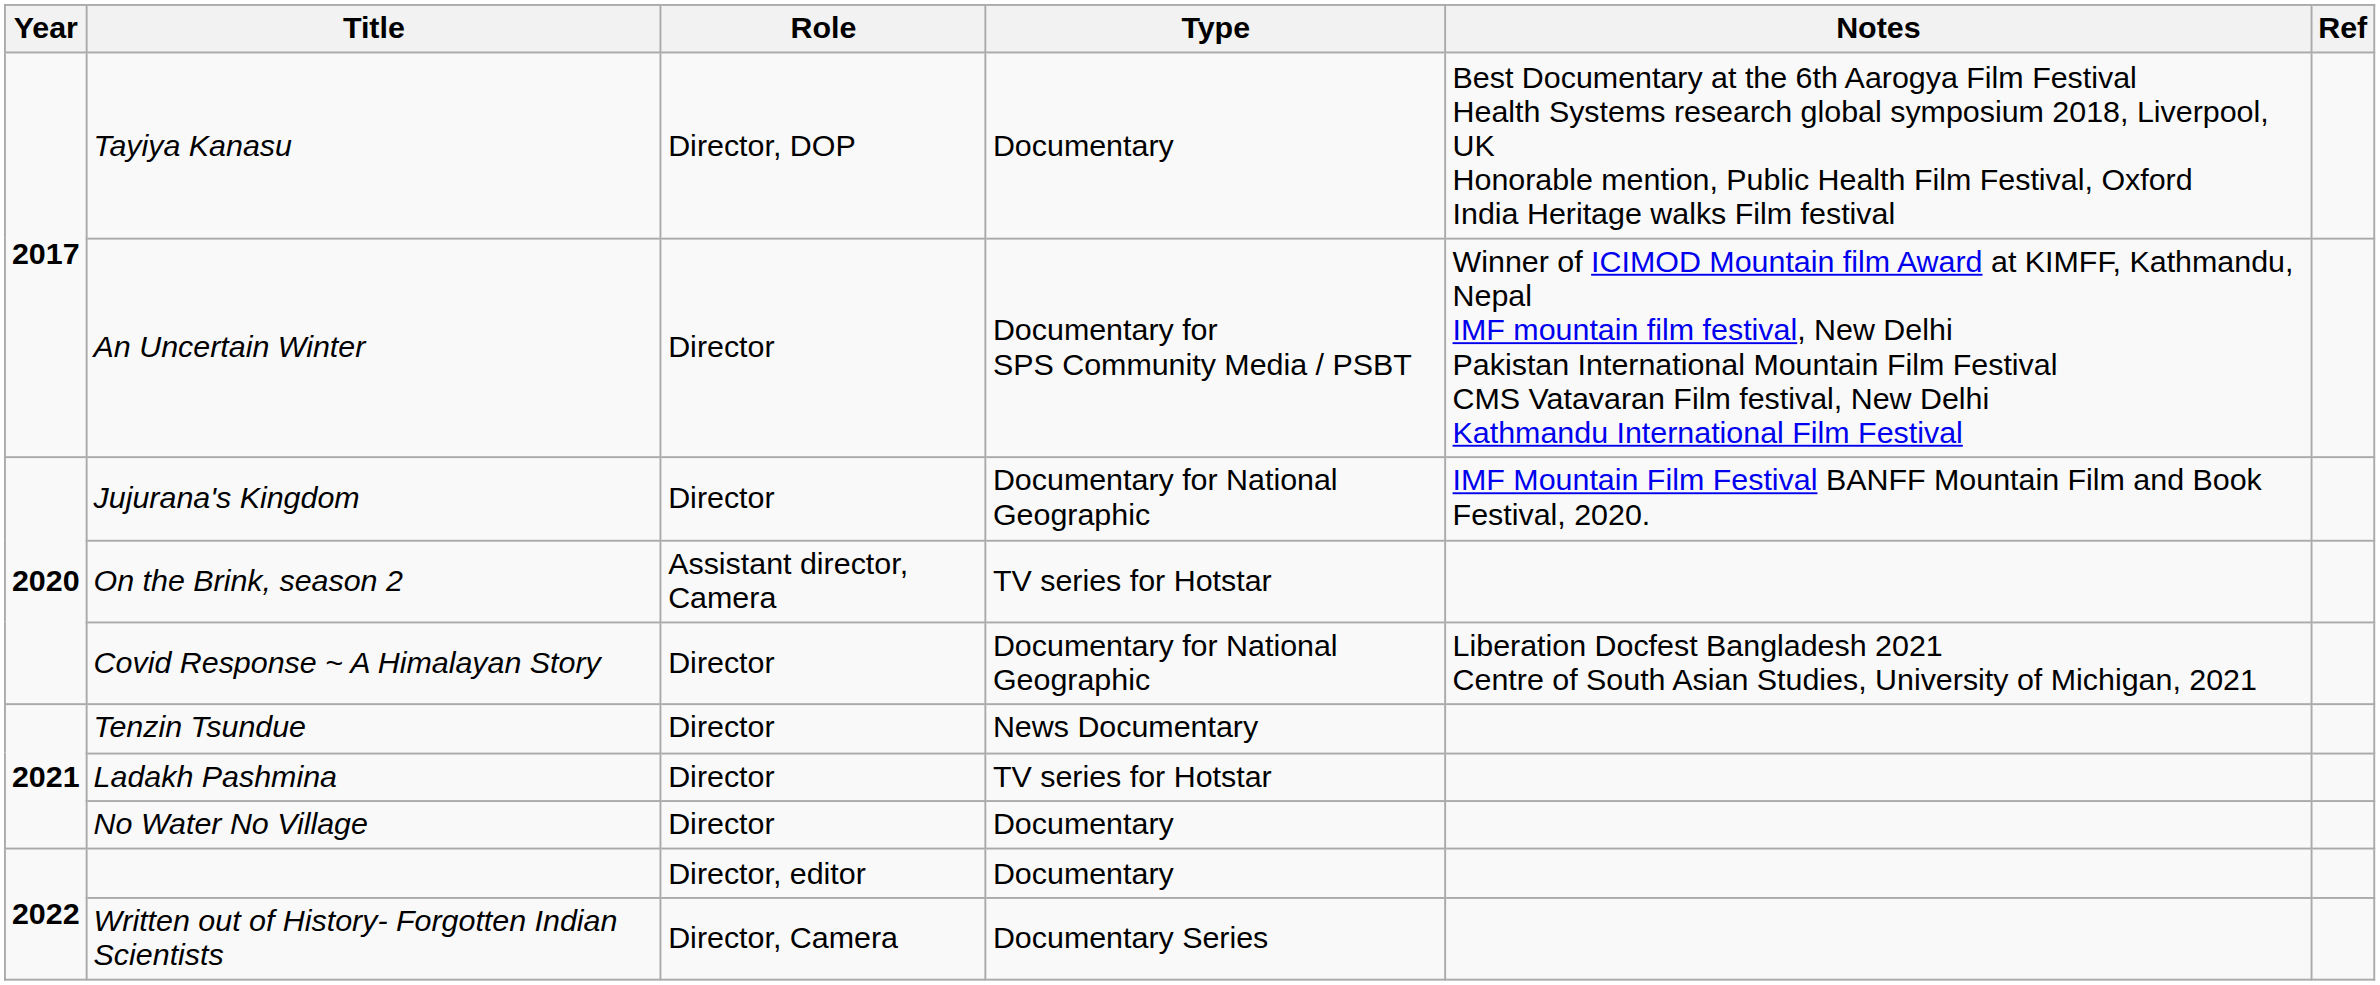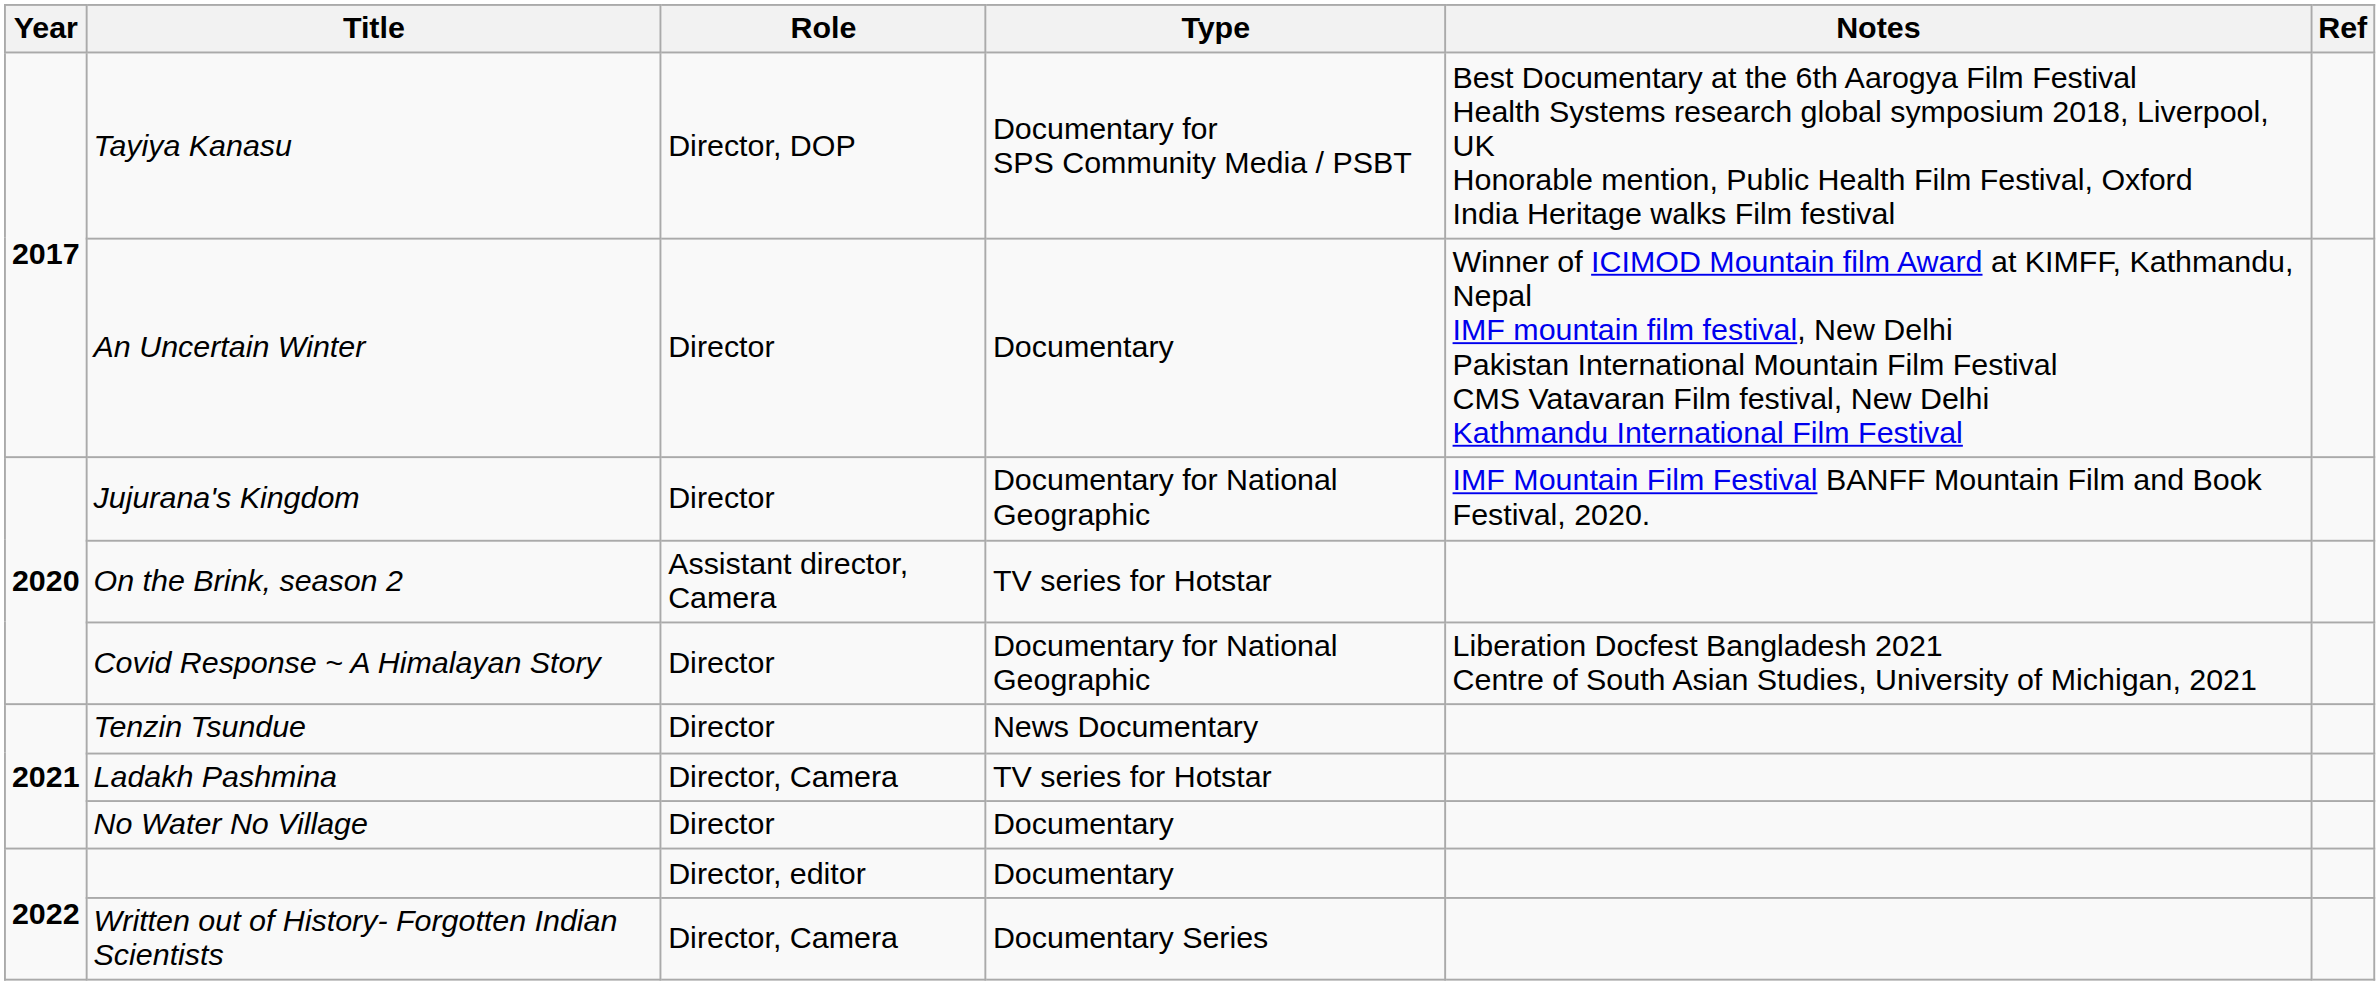(1083, 145) Documentary -> (1202, 145) Documentary for SPS Community Media / PSBT
(1202, 347) Documentary for SPS Community Media / PSBT -> (1083, 347) Documentary
(721, 776) Director -> (783, 776) Director, Camera
